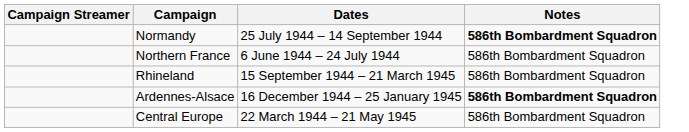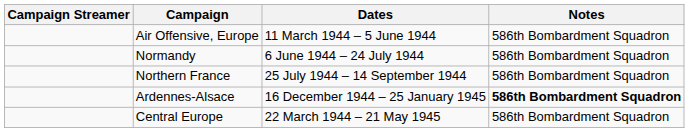+ row: (197, 35)
(341, 35) 25 July 1944 – 14 September 1944 -> (344, 55) 6 June 1944 – 24 July 1944
(562, 35) bold -> (581, 55) normal
(320, 55) 6 June 1944 – 24 July 1944 -> (366, 76) 25 July 1944 – 14 September 1944
- row: (165, 76)
